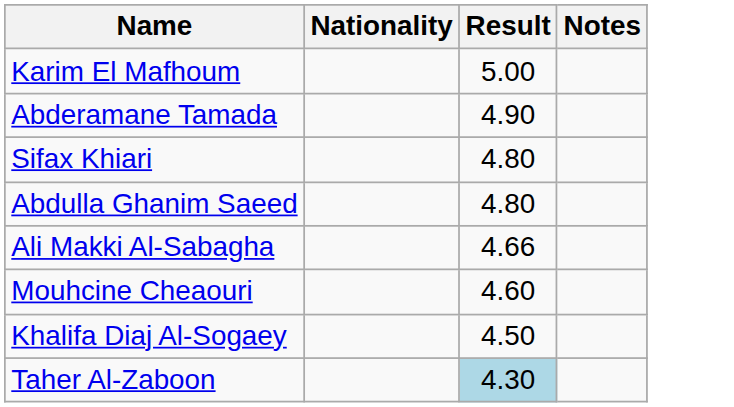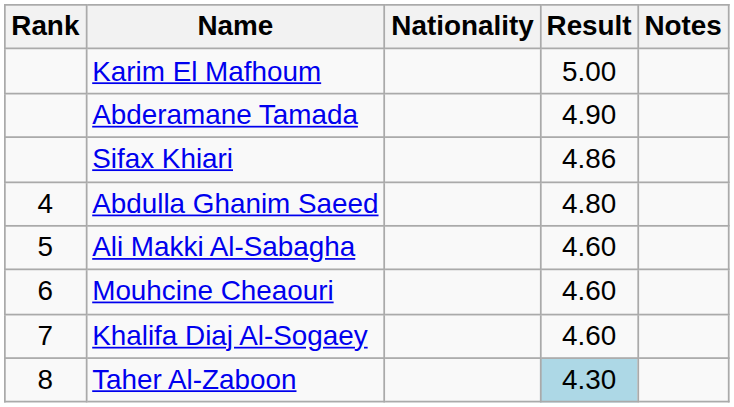+ column: (45, 26)
(508, 159) 4.80 -> (589, 159) 4.86
(508, 247) 4.66 -> (589, 247) 4.60
(508, 335) 4.50 -> (589, 335) 4.60
